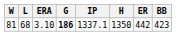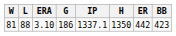(25, 25) 68 -> (25, 25) 88
(66, 25) bold -> (66, 25) normal
